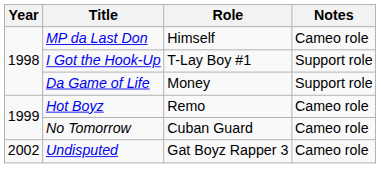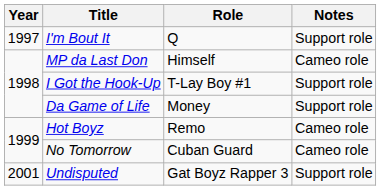+ row: (78, 38)
(24, 151) 2002 -> (24, 173) 2001
(332, 151) Cameo role -> (334, 173) Support role
